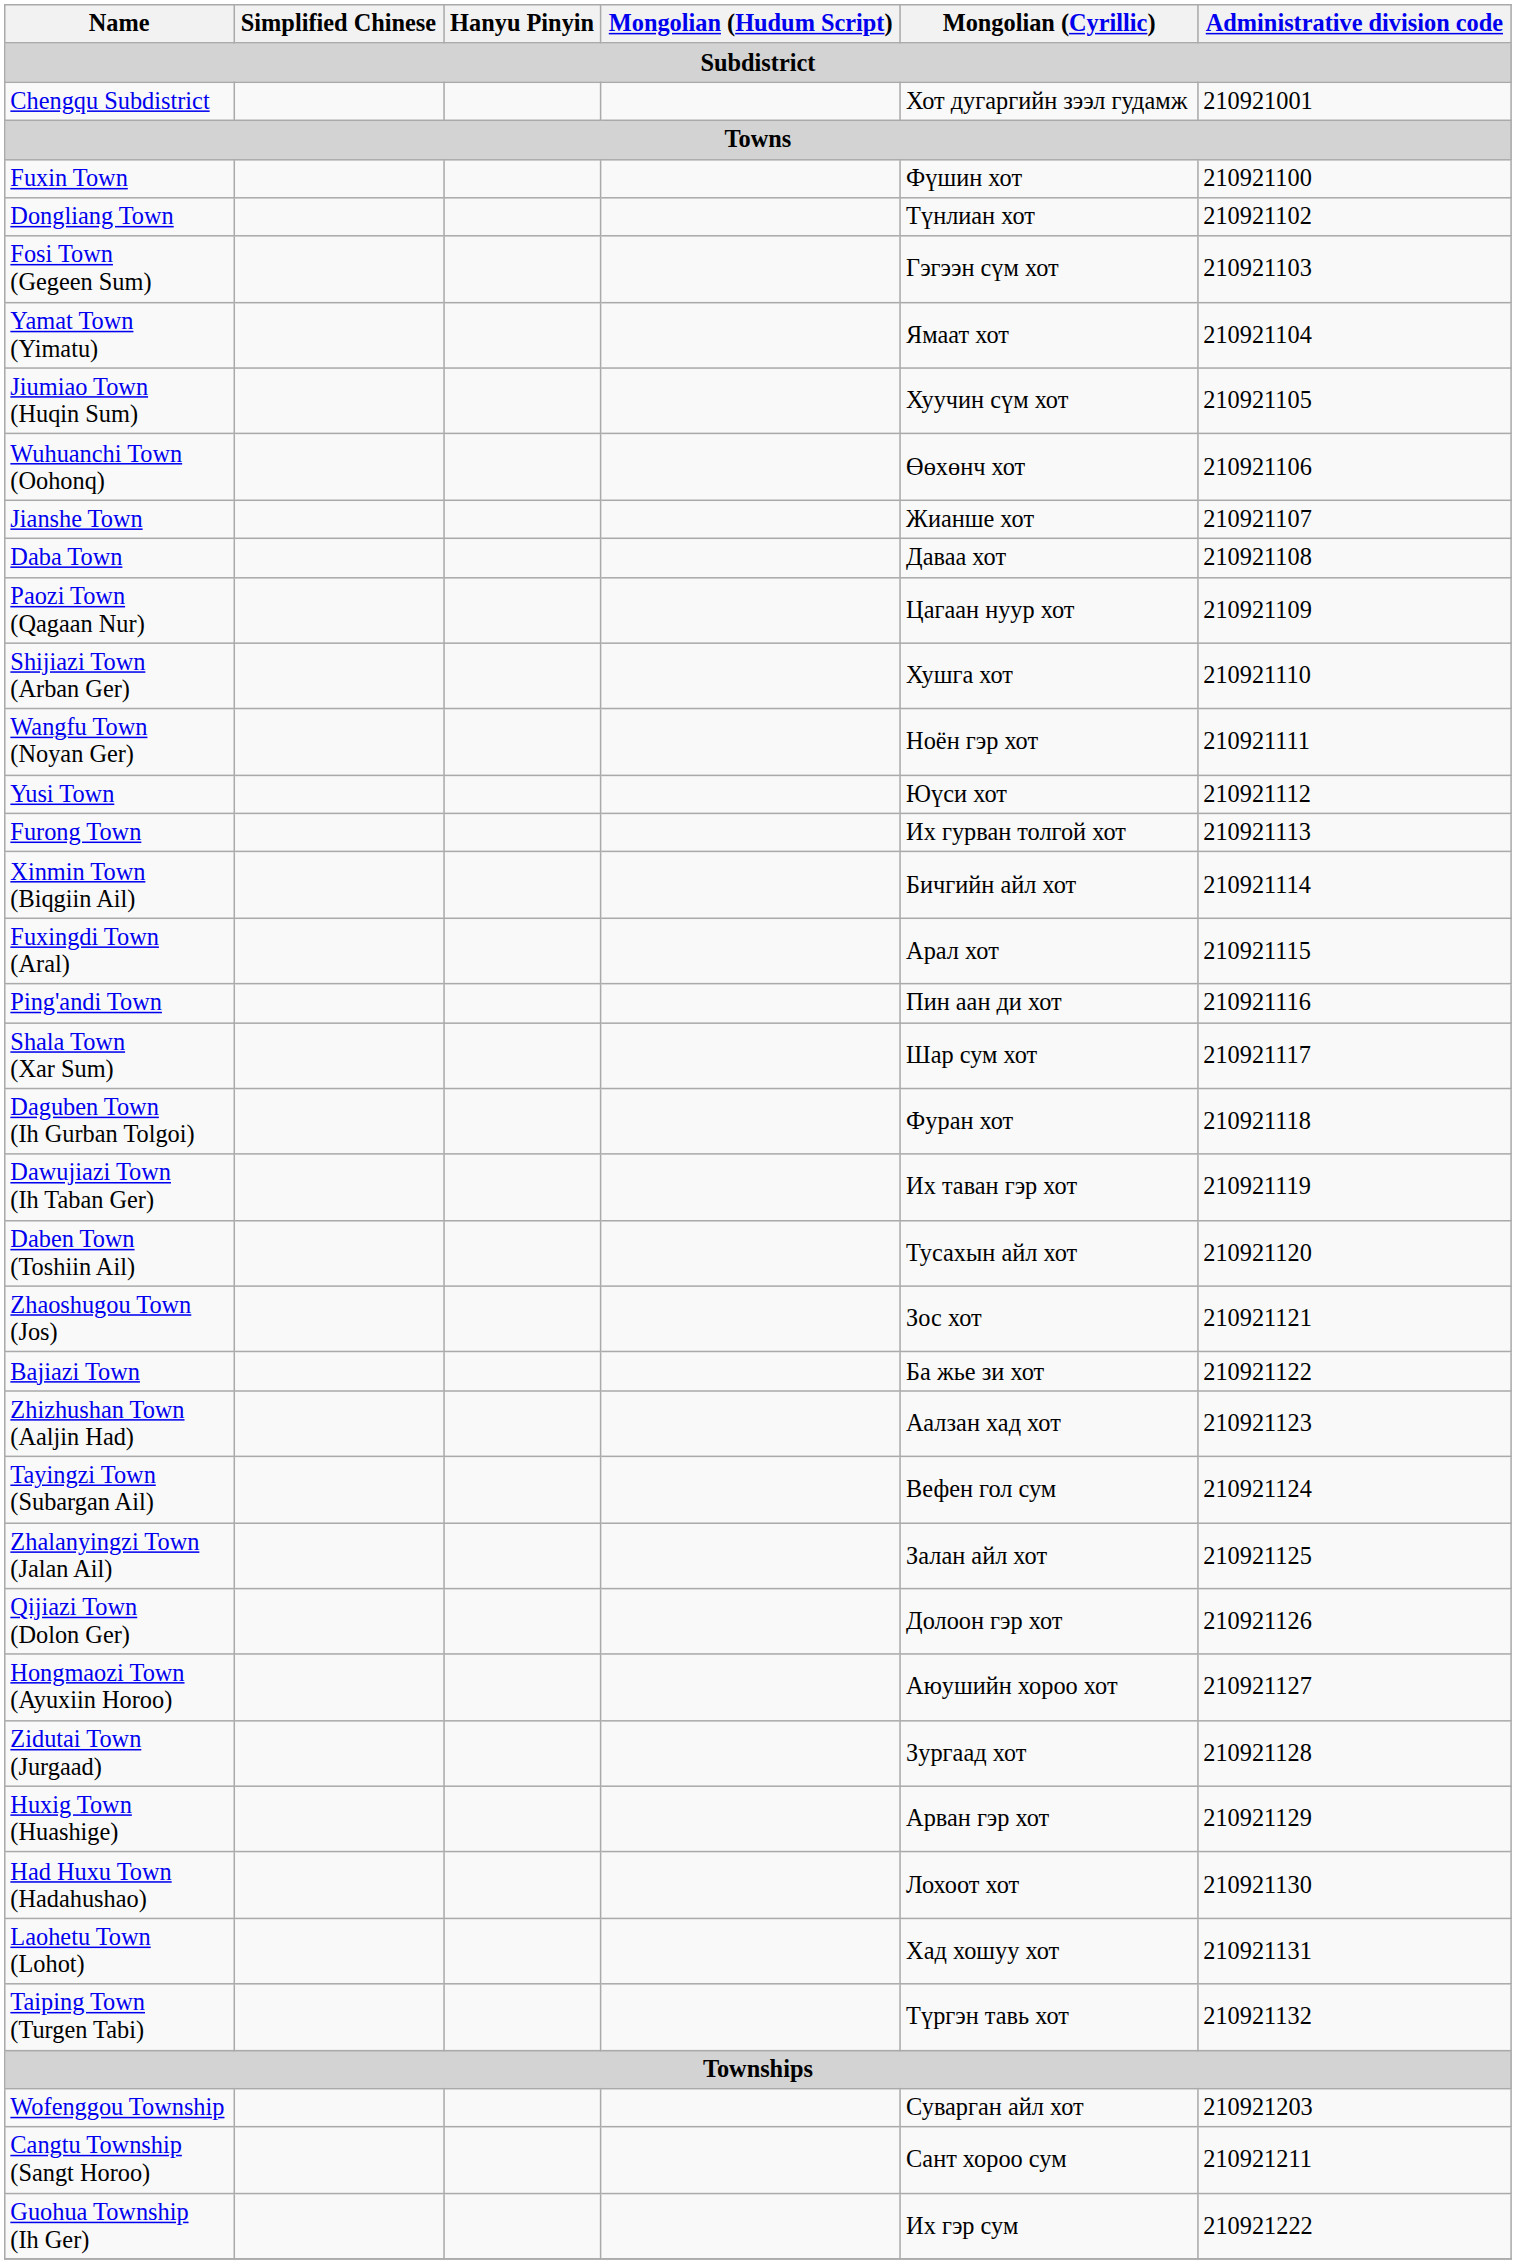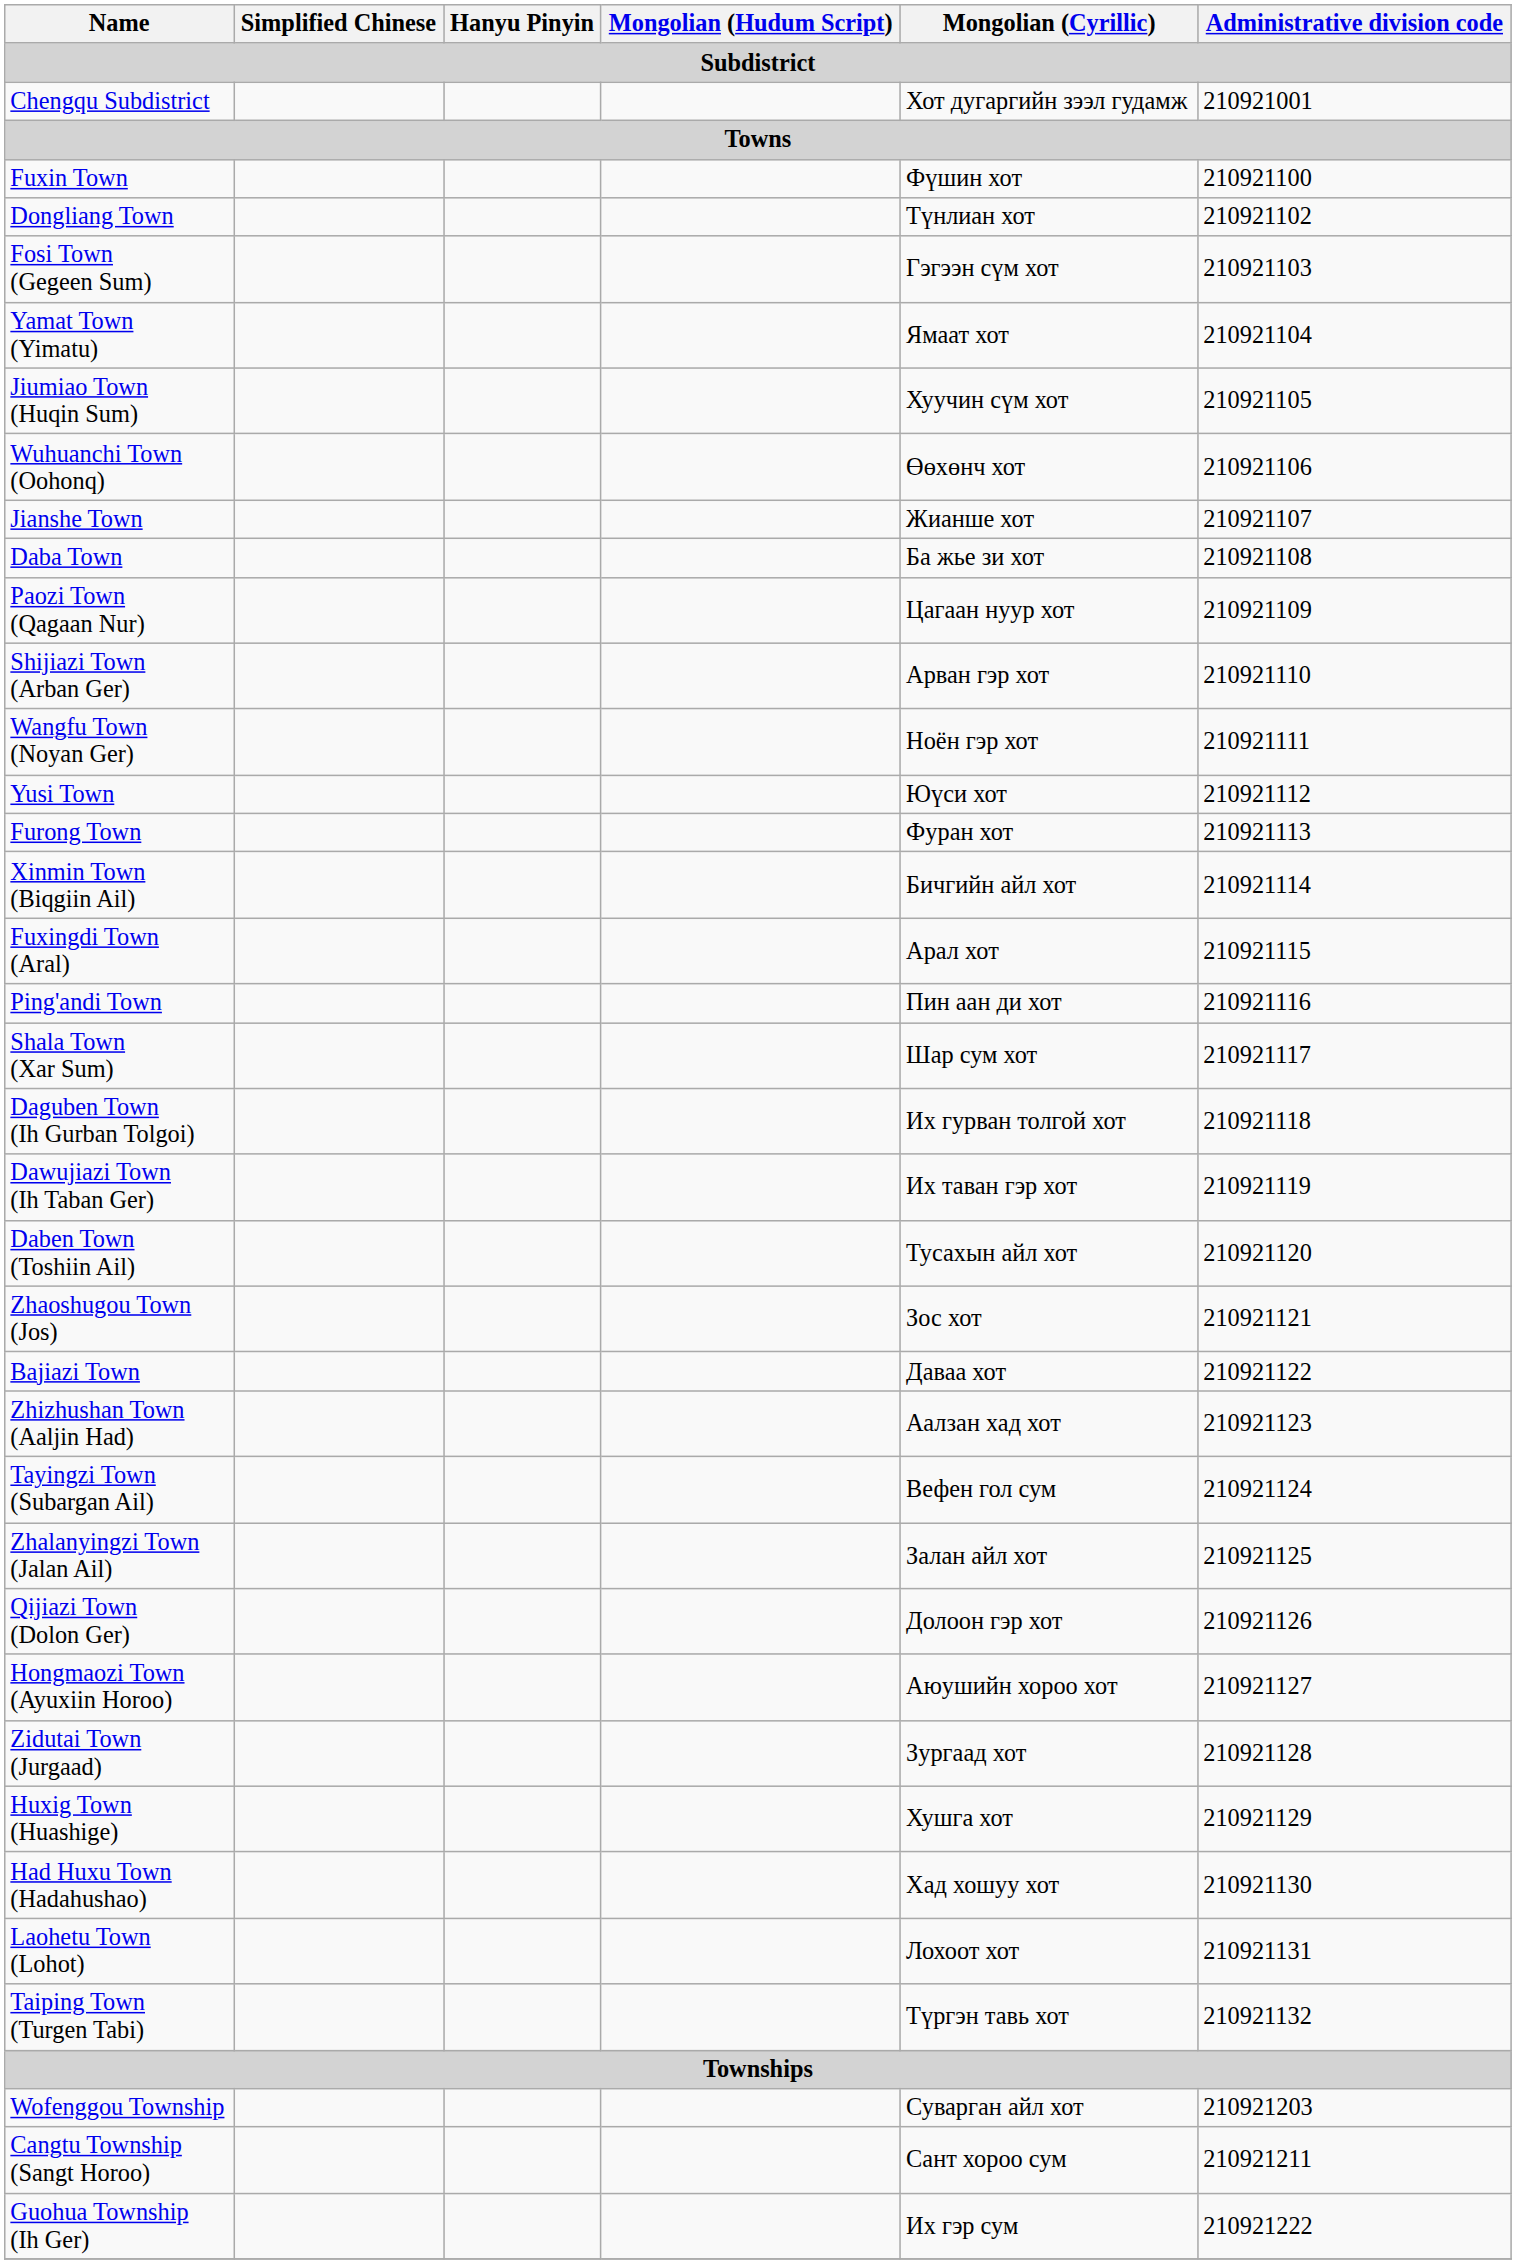(956, 557) Даваа хот -> (975, 557) Ба жье зи хот
(960, 675) Хушга хот -> (978, 675) Арван гэр хот
(1016, 832) Их гурван толгой хот -> (960, 832) Фуран хот
(960, 1121) Фуран хот -> (1016, 1121) Их гурван толгой хот
(975, 1371) Ба жье зи хот -> (956, 1371) Даваа хот
(978, 1818) Арван гэр хот -> (960, 1818) Хушга хот
(963, 1884) Лохоот хот -> (983, 1884) Хад хошуу хот
(983, 1950) Хад хошуу хот -> (963, 1950) Лохоот хот
